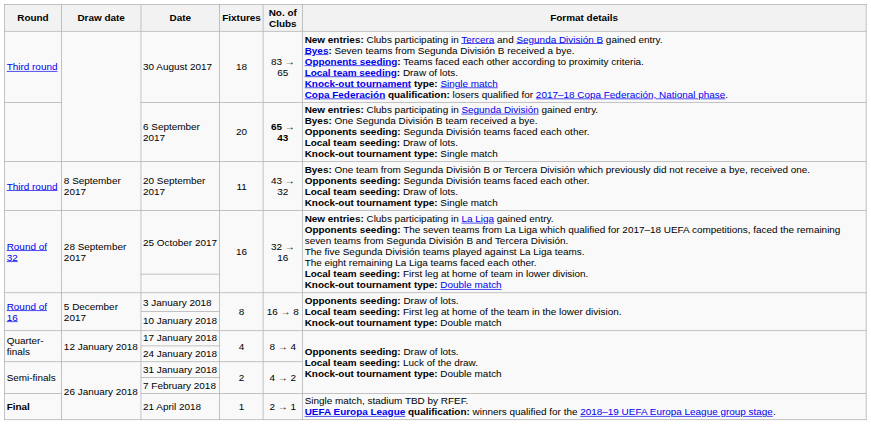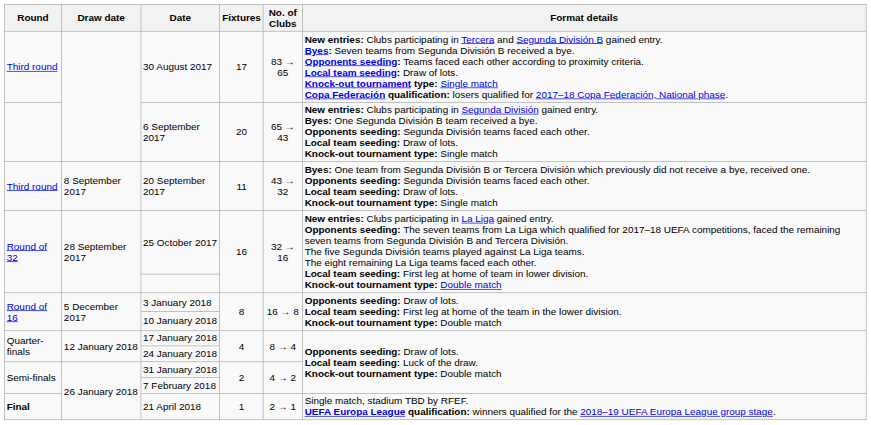(242, 67) 18 -> (242, 67) 17
(283, 132) bold -> (283, 132) normal
